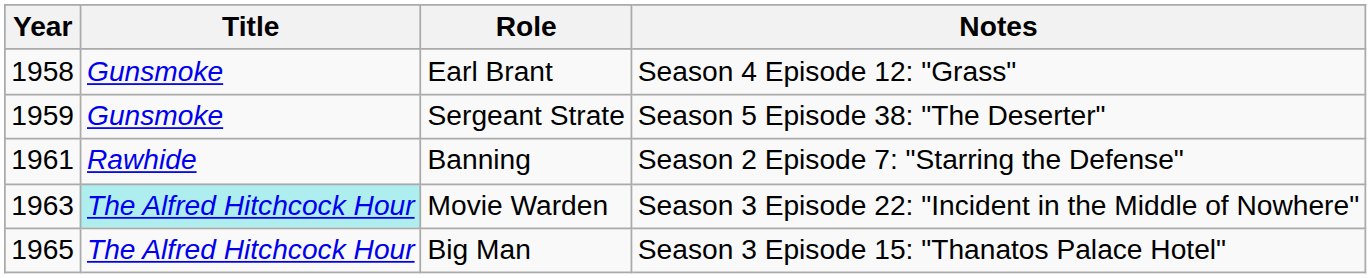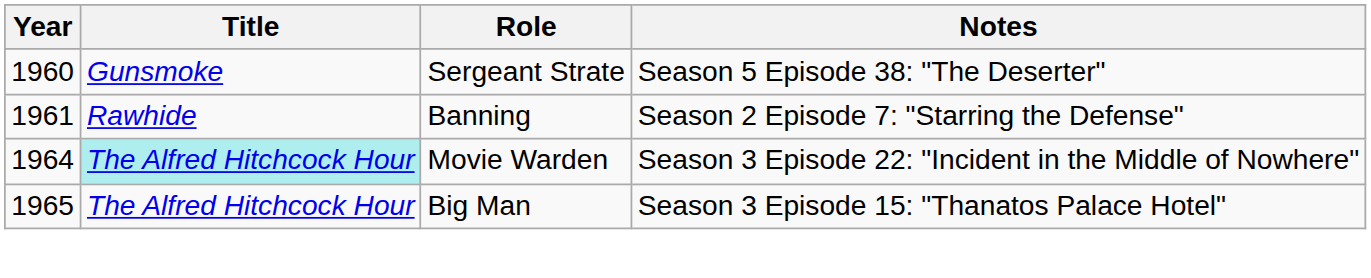- row: (490, 71)
(43, 116) 1959 -> (43, 71) 1960
(43, 205) 1963 -> (43, 160) 1964
